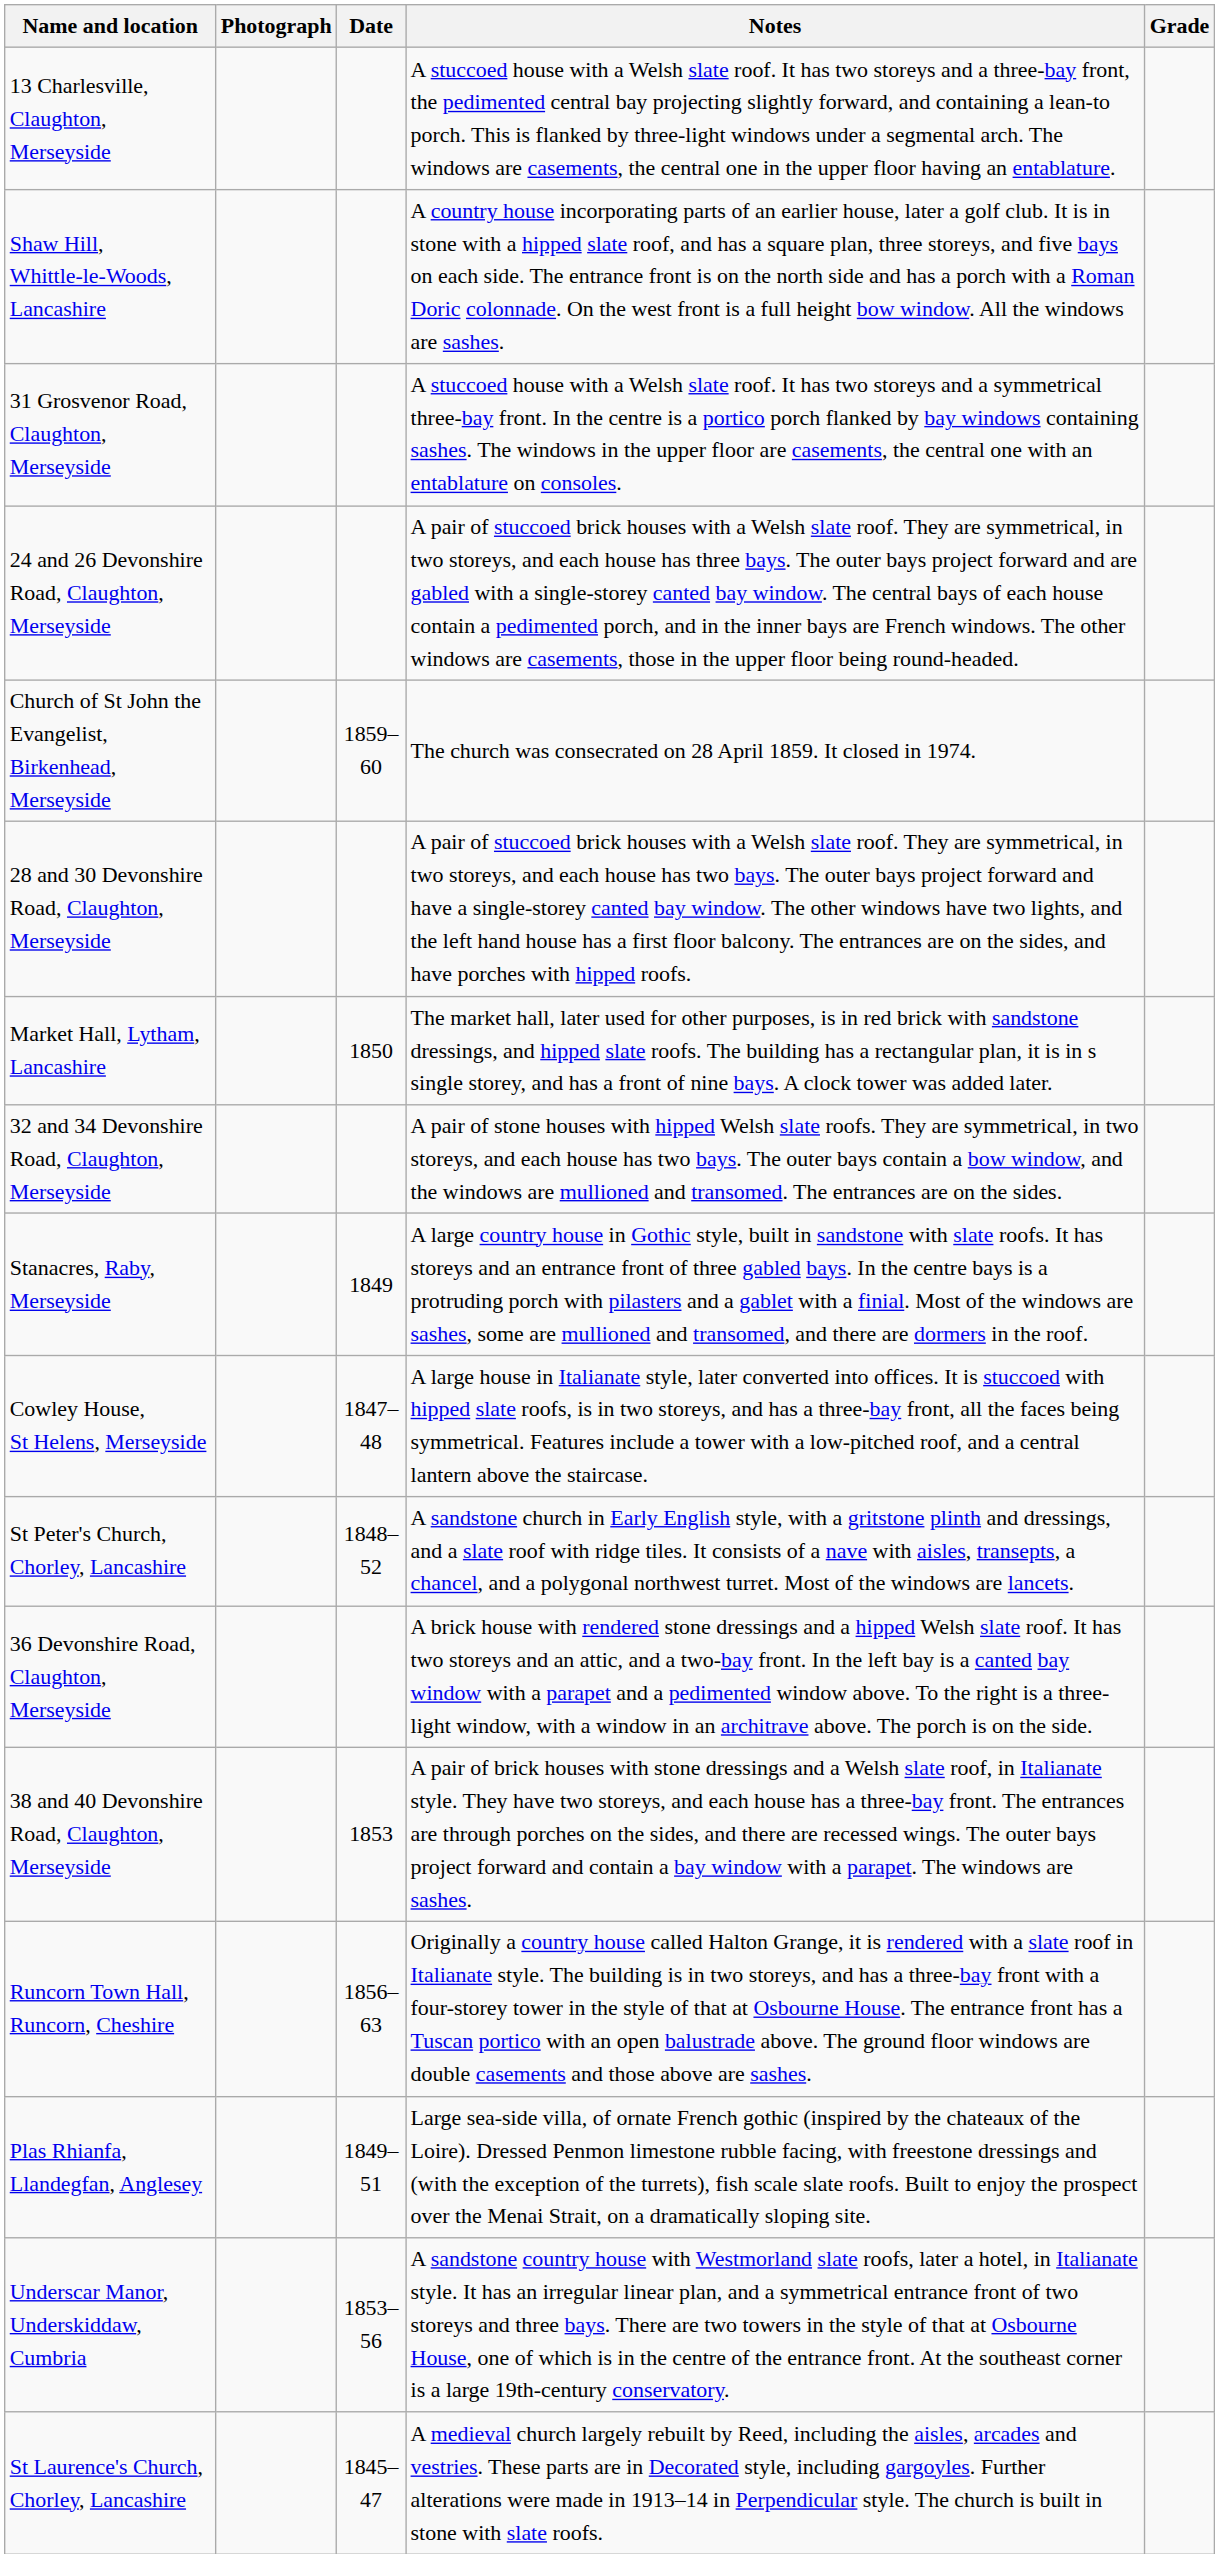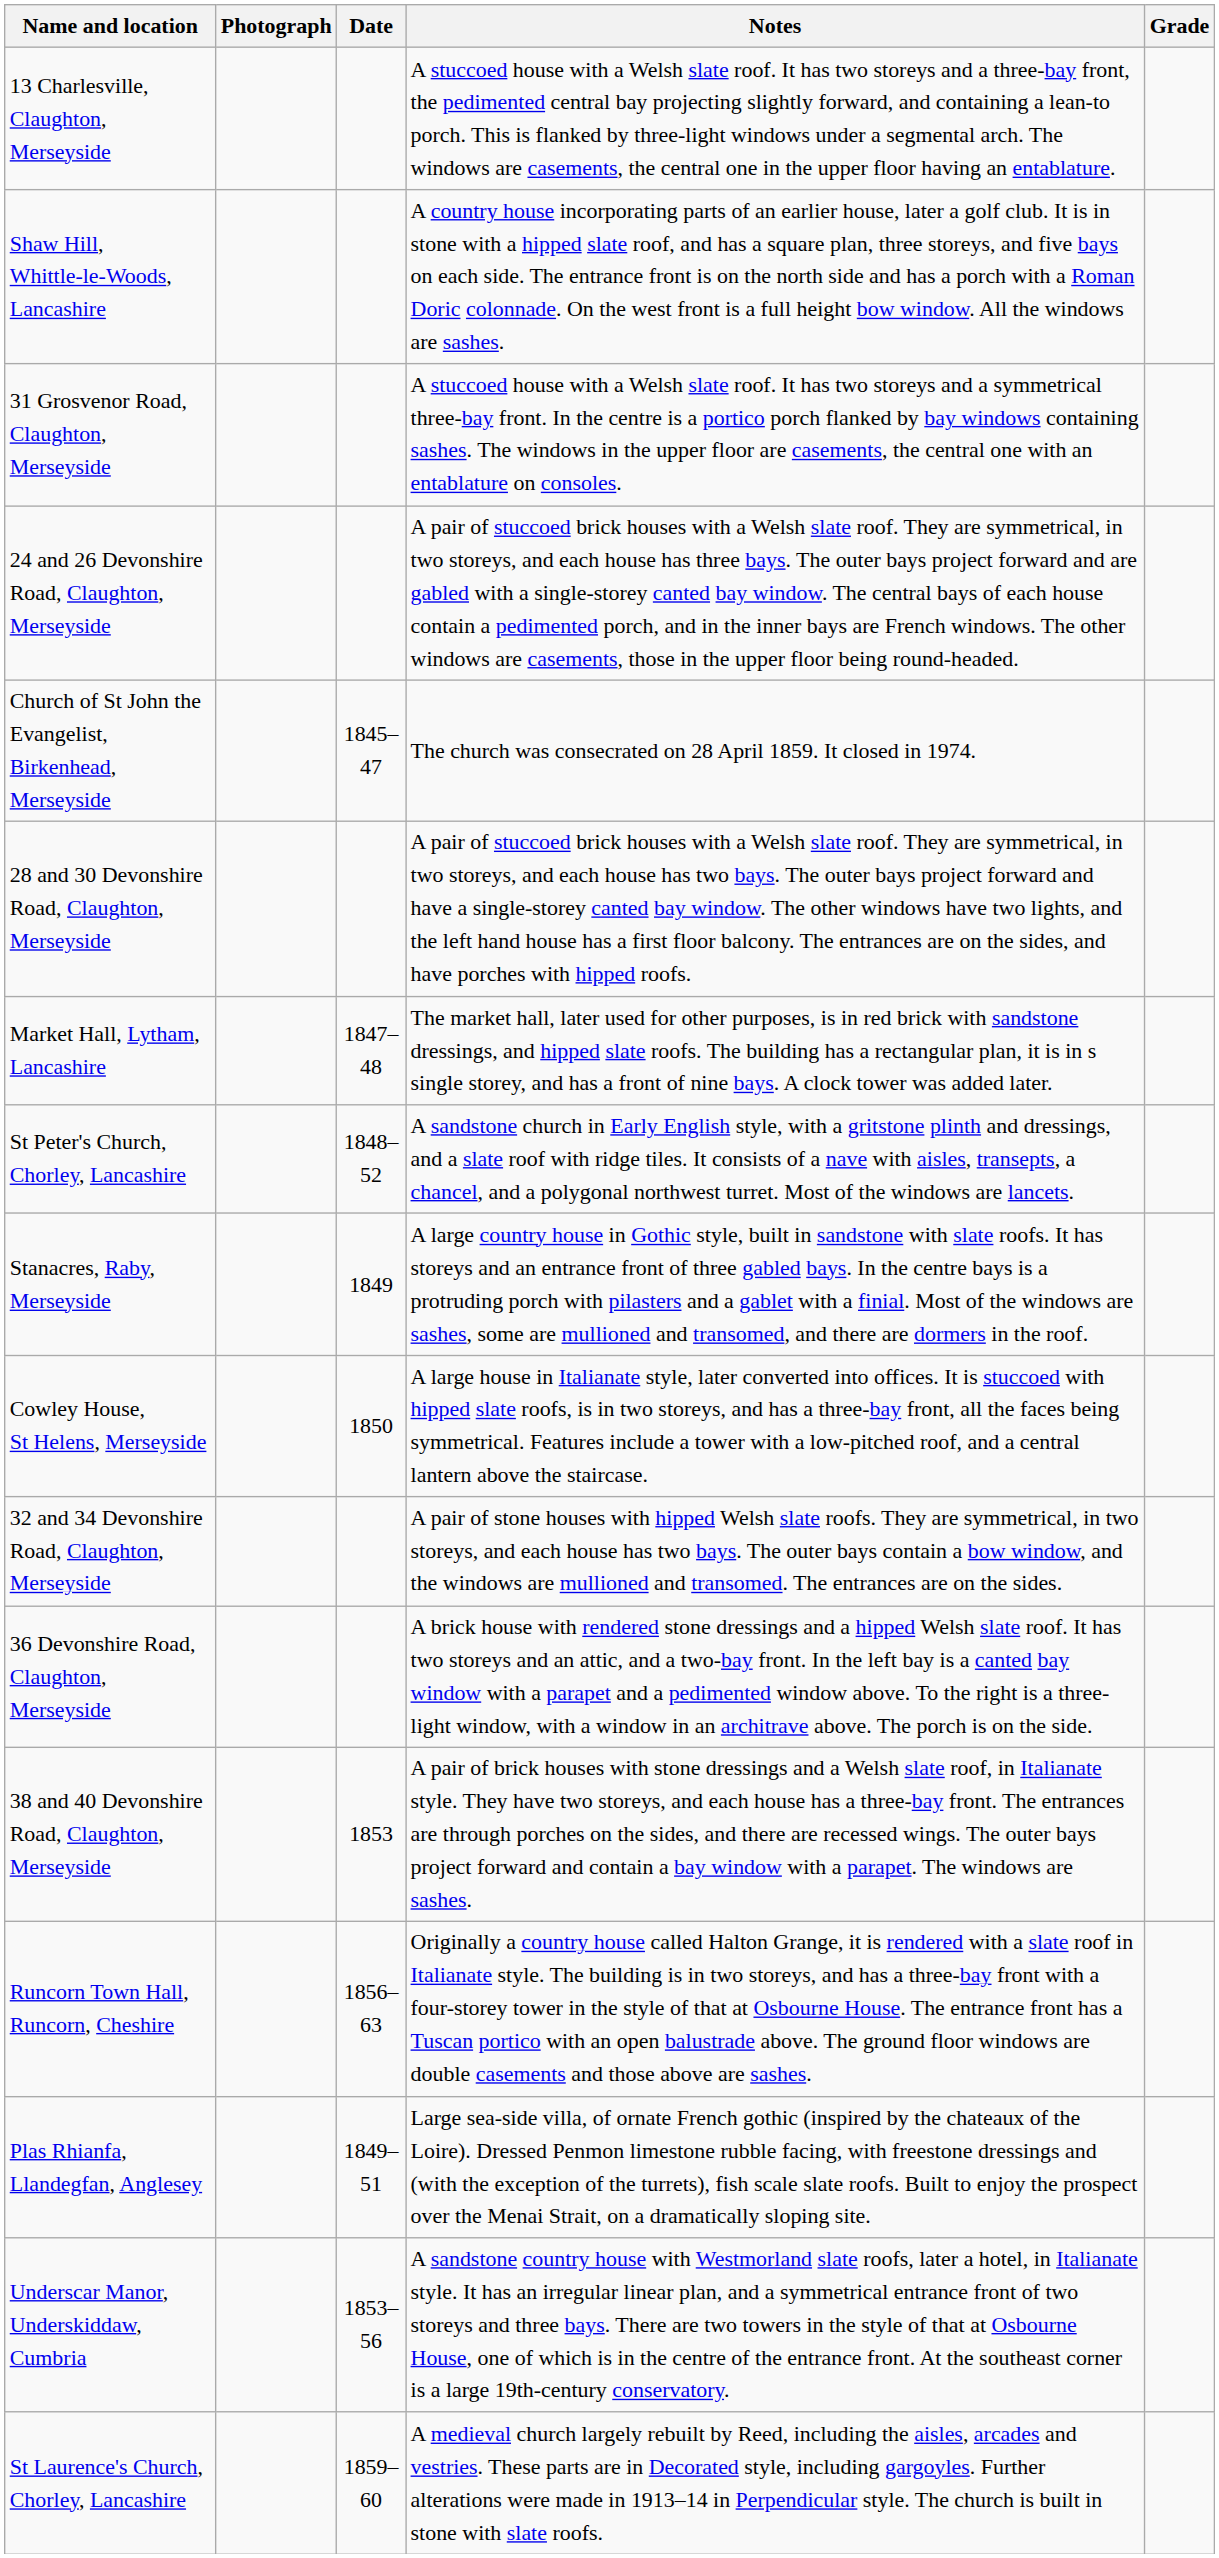(371, 750) 1859–60 -> (371, 750) 1845–47
(371, 1050) 1850 -> (371, 1050) 1847–48
rows swapped: (98, 1550) <-> (106, 1158)
(371, 1425) 1847–48 -> (371, 1425) 1850
(371, 2482) 1845–47 -> (371, 2482) 1859–60
